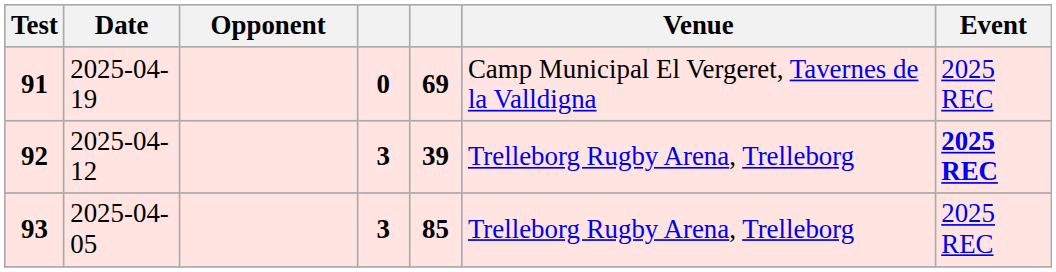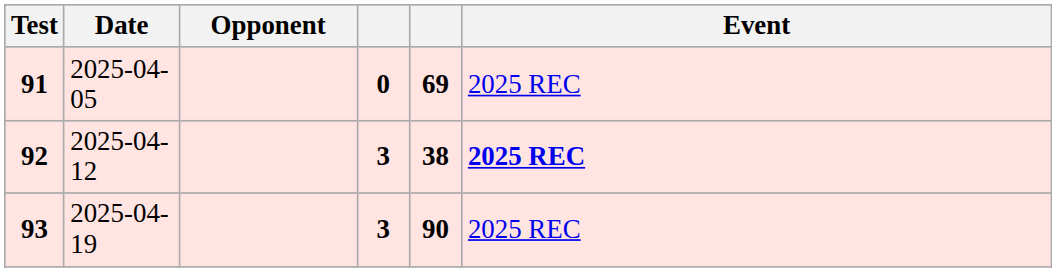- column: (698, 25)
(119, 83) 2025-04-19 -> (119, 83) 2025-04-05
(436, 156) 39 -> (436, 156) 38
(119, 229) 2025-04-05 -> (119, 229) 2025-04-19
(436, 229) 85 -> (436, 229) 90
